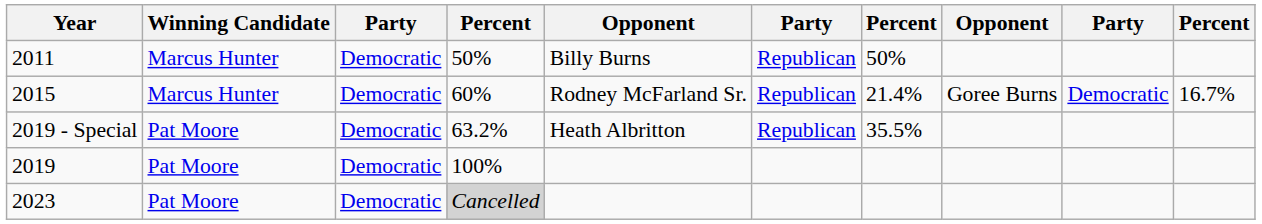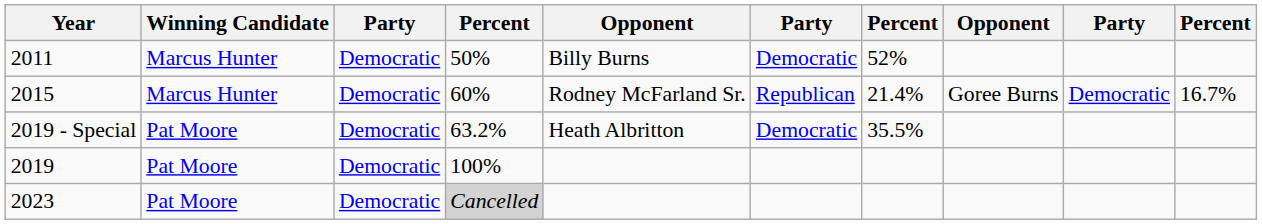(806, 58) Republican -> (806, 58) Democratic
(886, 58) 50% -> (887, 58) 52%
(806, 129) Republican -> (806, 129) Democratic
